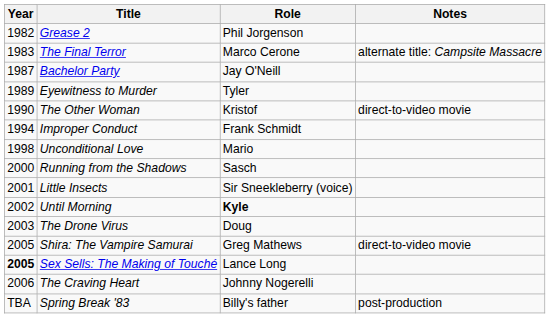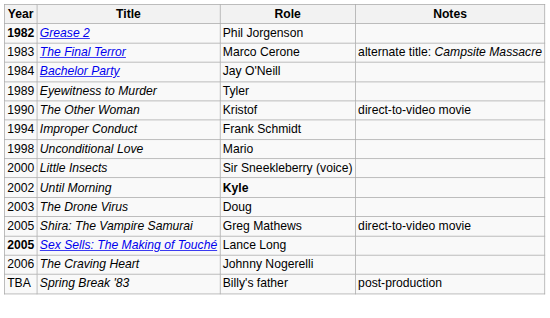(21, 33) normal -> (21, 33) bold
(21, 71) 1987 -> (21, 71) 1984
- row: (113, 168)
(21, 187) 2001 -> (21, 168) 2000
